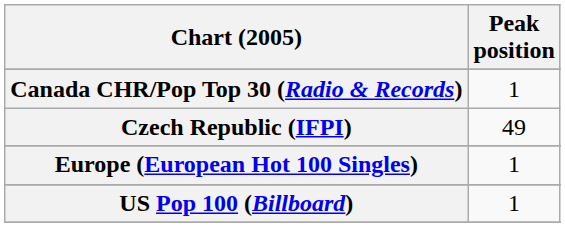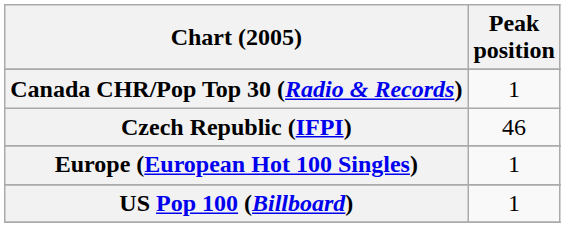(514, 126) 49 -> (514, 126) 46
